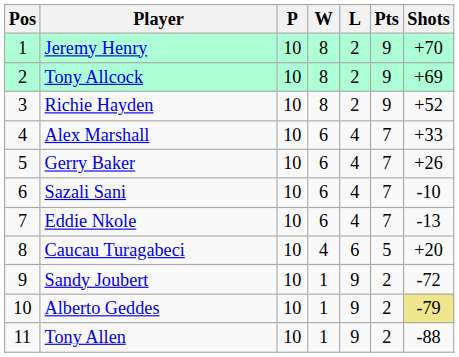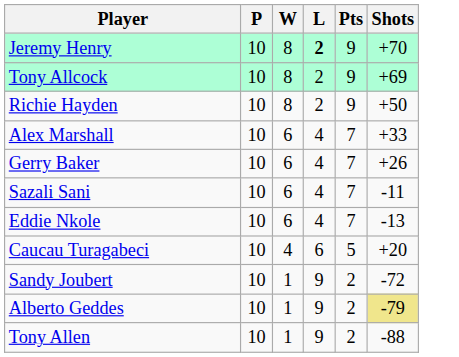- column: (22, 18)
(355, 47) normal -> (319, 47) bold
(429, 105) +52 -> (393, 105) +50
(429, 192) -10 -> (393, 192) -11
